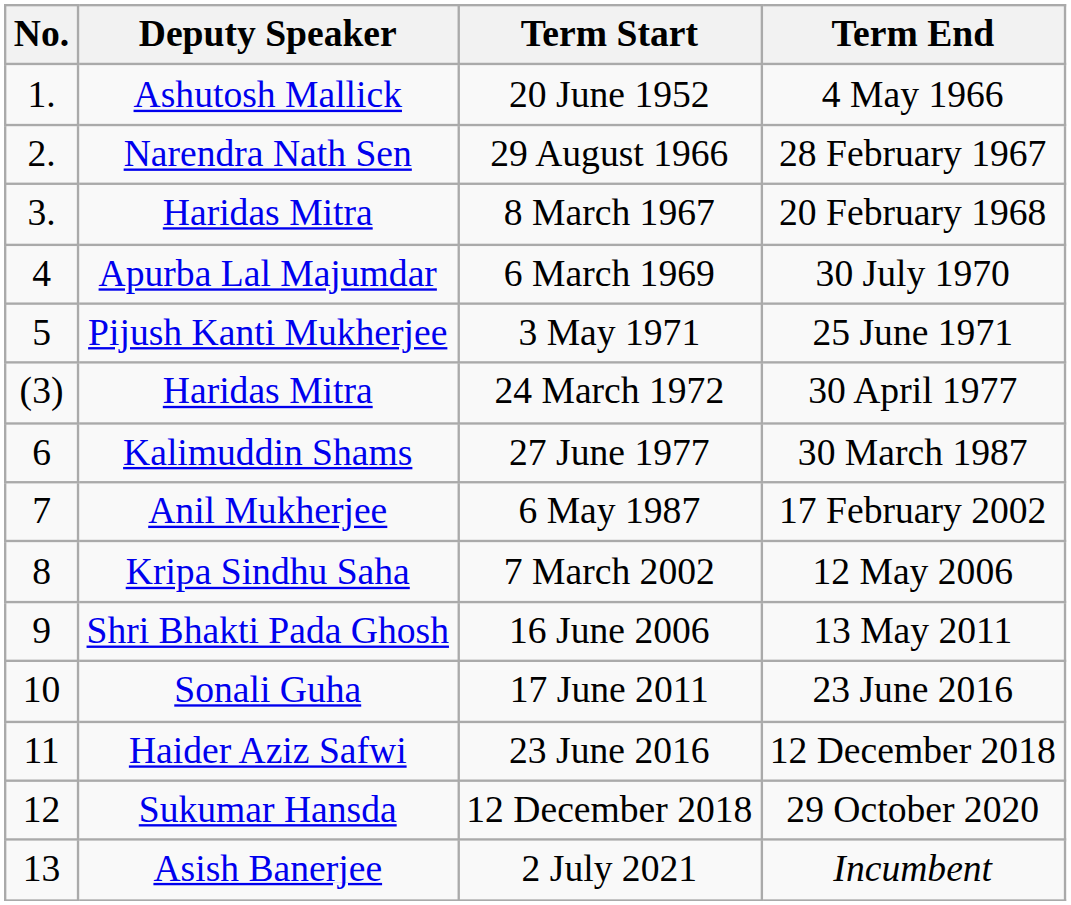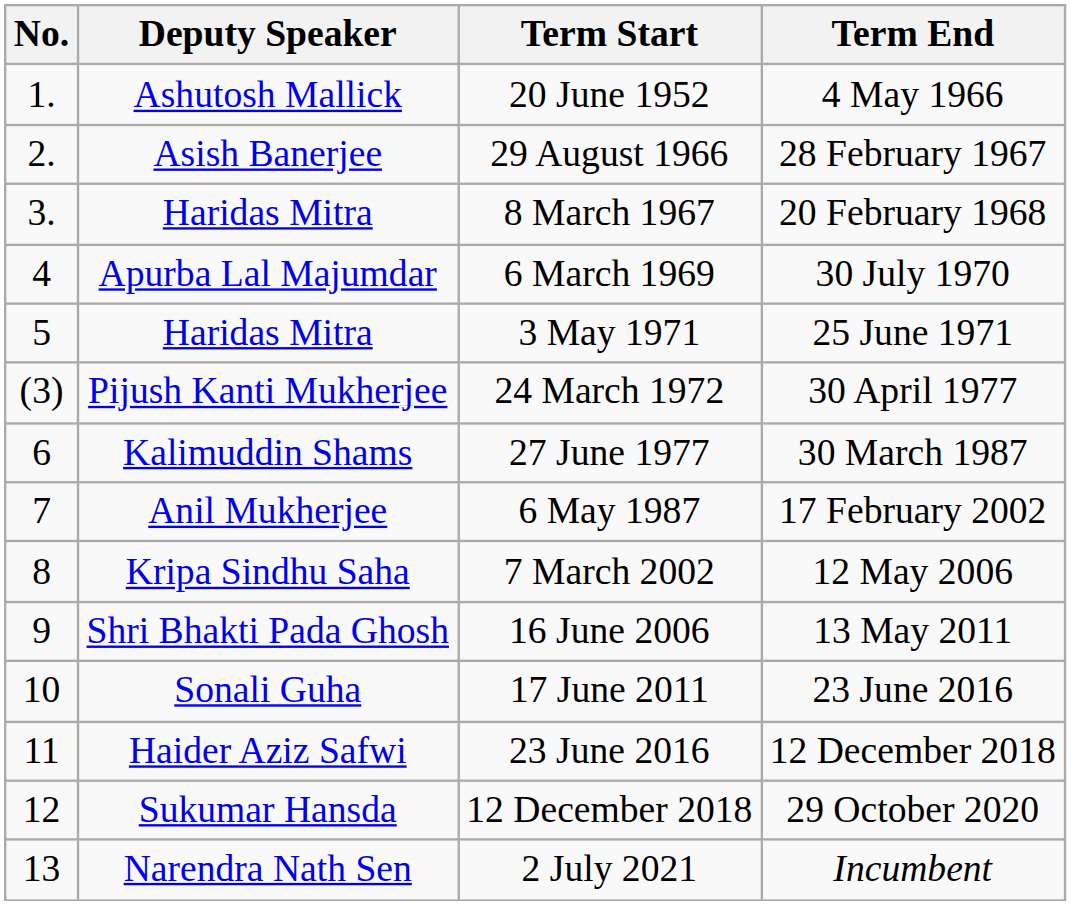(268, 153) Narendra Nath Sen -> (268, 153) Asish Banerjee
(268, 332) Pijush Kanti Mukherjee -> (268, 332) Haridas Mitra
(268, 392) Haridas Mitra -> (268, 392) Pijush Kanti Mukherjee
(268, 869) Asish Banerjee -> (268, 869) Narendra Nath Sen
